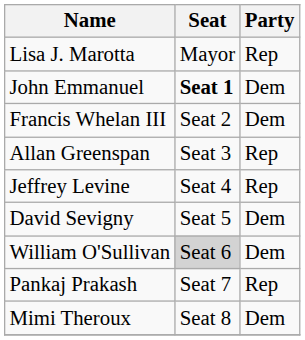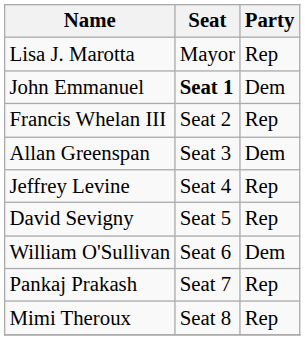(265, 119) Dem -> (261, 119) Rep
(261, 152) Rep -> (265, 152) Dem
(265, 218) Dem -> (261, 218) Rep
(205, 251) lightgrey background -> (205, 251) no background
(265, 317) Dem -> (261, 317) Rep
